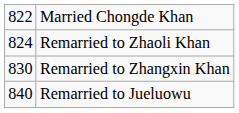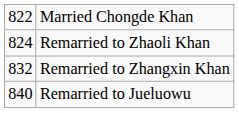(20, 68) 830 -> (20, 68) 832
